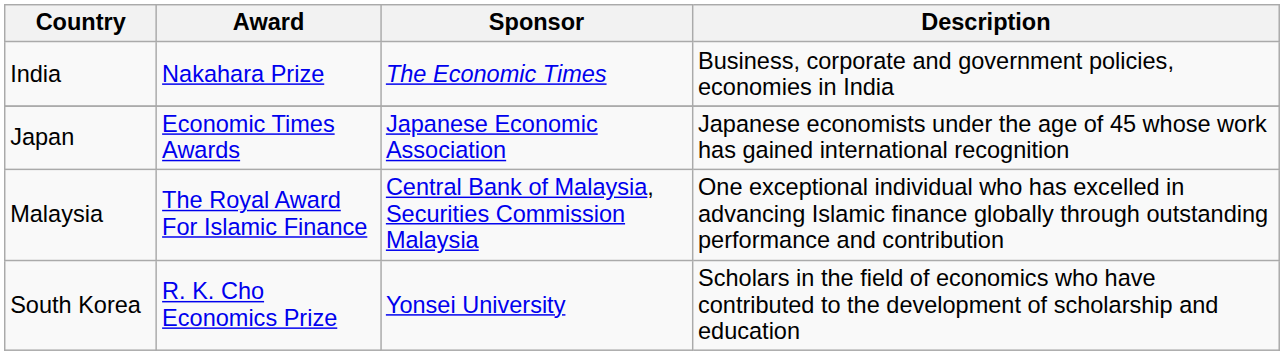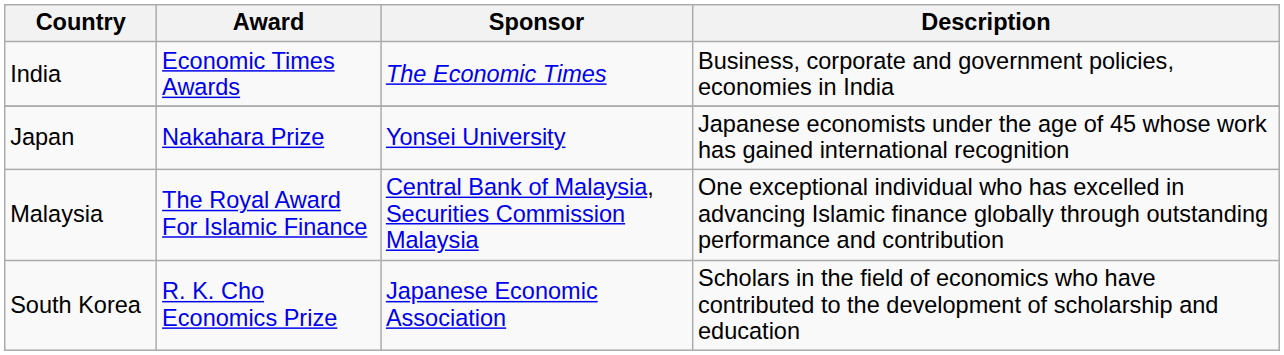(243, 73) Nakahara Prize -> (248, 73) Economic Times Awards
(248, 137) Economic Times Awards -> (243, 137) Nakahara Prize
(492, 137) Japanese Economic Association -> (476, 137) Yonsei University
(476, 304) Yonsei University -> (492, 304) Japanese Economic Association
